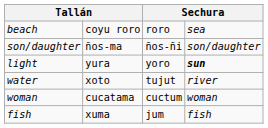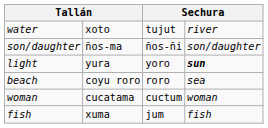rows swapped: (22, 81) <-> (22, 30)
